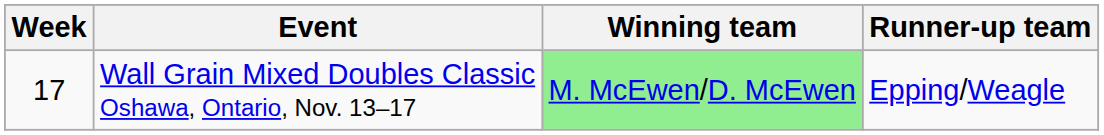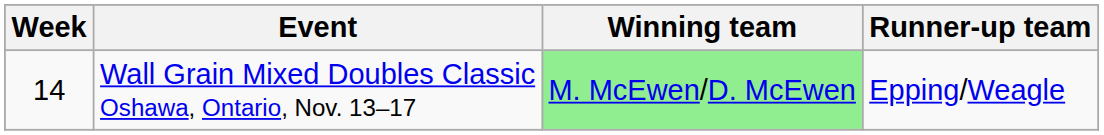(49, 89) 17 -> (49, 89) 14
